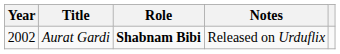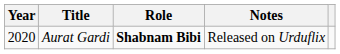(22, 37) 2002 -> (22, 37) 2020
